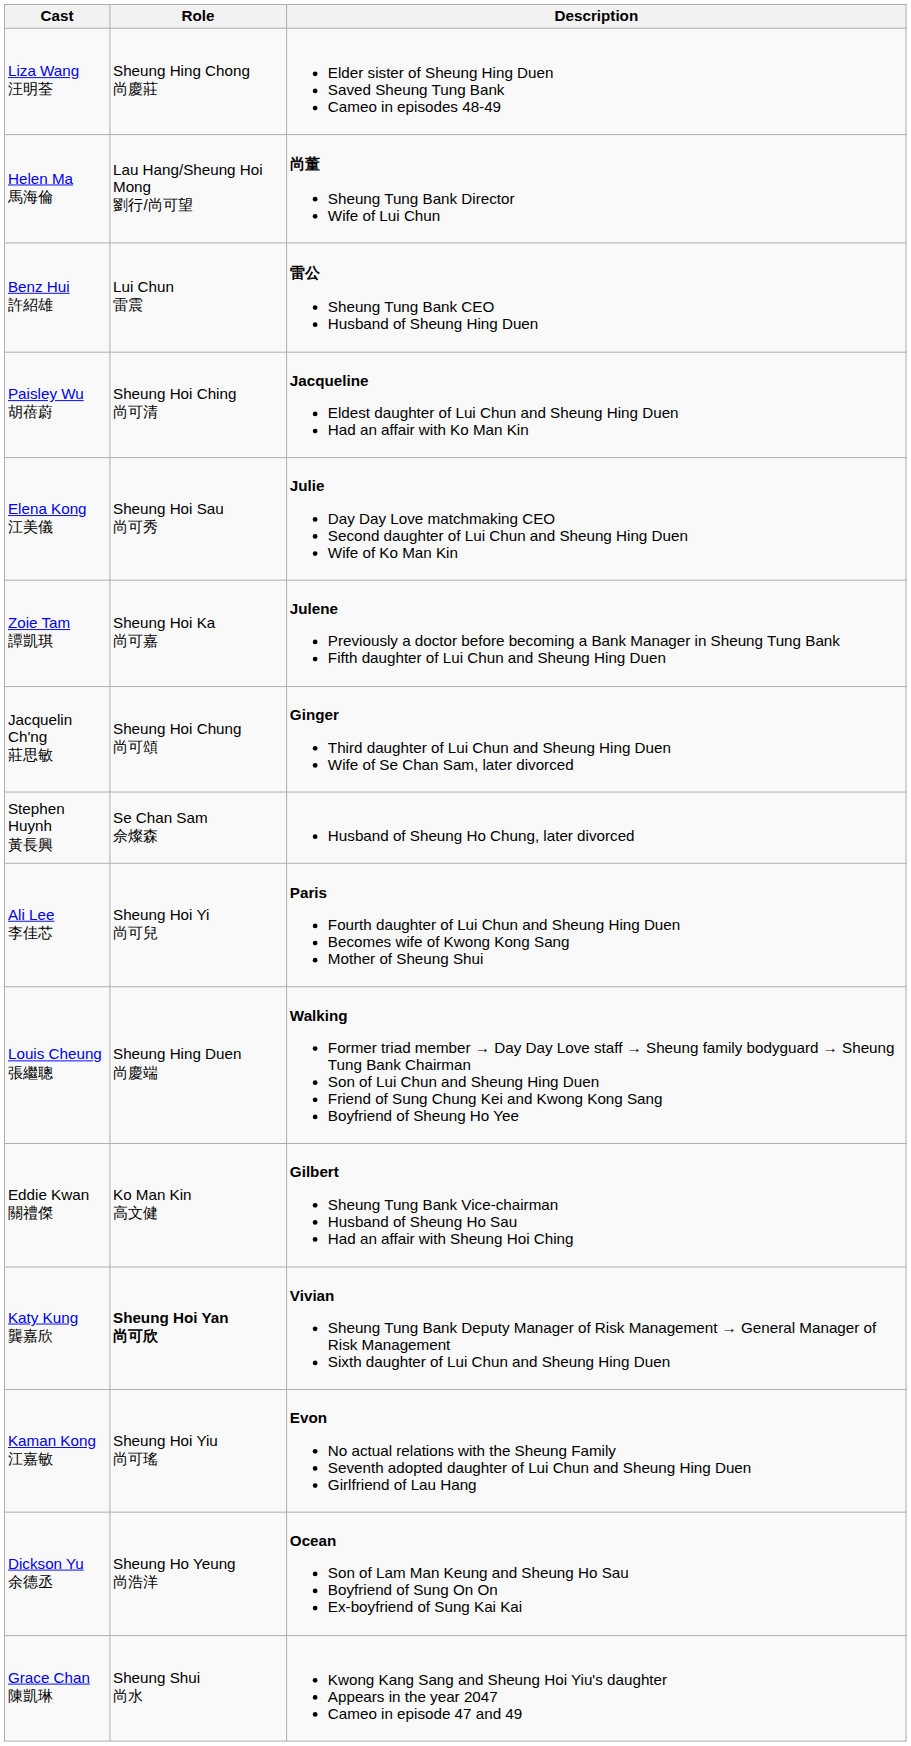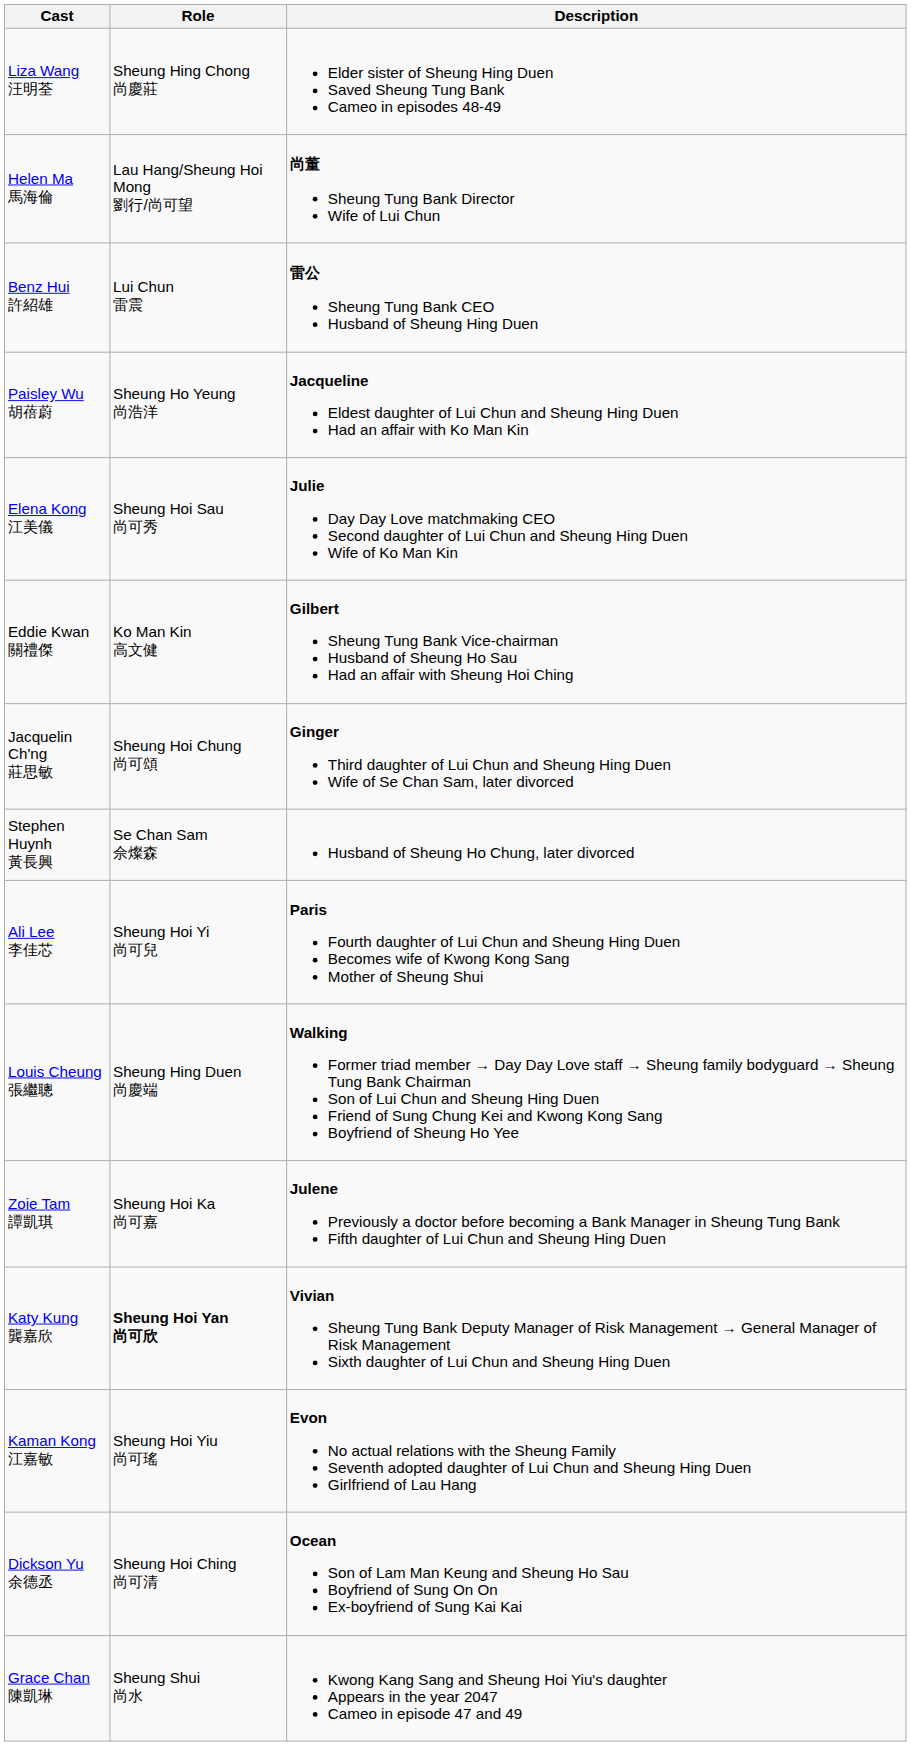(175, 403) Sheung Hoi Ching 尚可清 -> (174, 403) Sheung Ho Yeung 尚浩洋
rows swapped: (49, 1204) <-> (39, 632)
(174, 1572) Sheung Ho Yeung 尚浩洋 -> (175, 1572) Sheung Hoi Ching 尚可清
